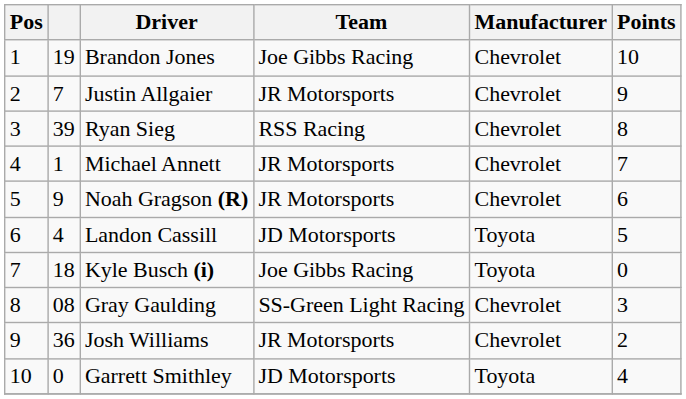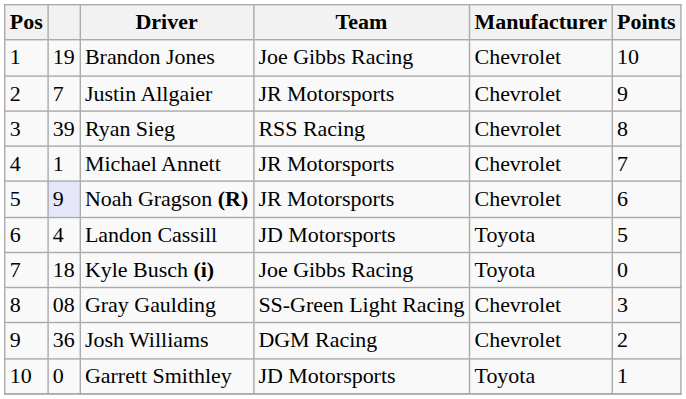(58, 198) no background -> (58, 198) lavender background
(326, 339) JR Motorsports -> (318, 339) DGM Racing
(623, 375) 4 -> (623, 375) 1
